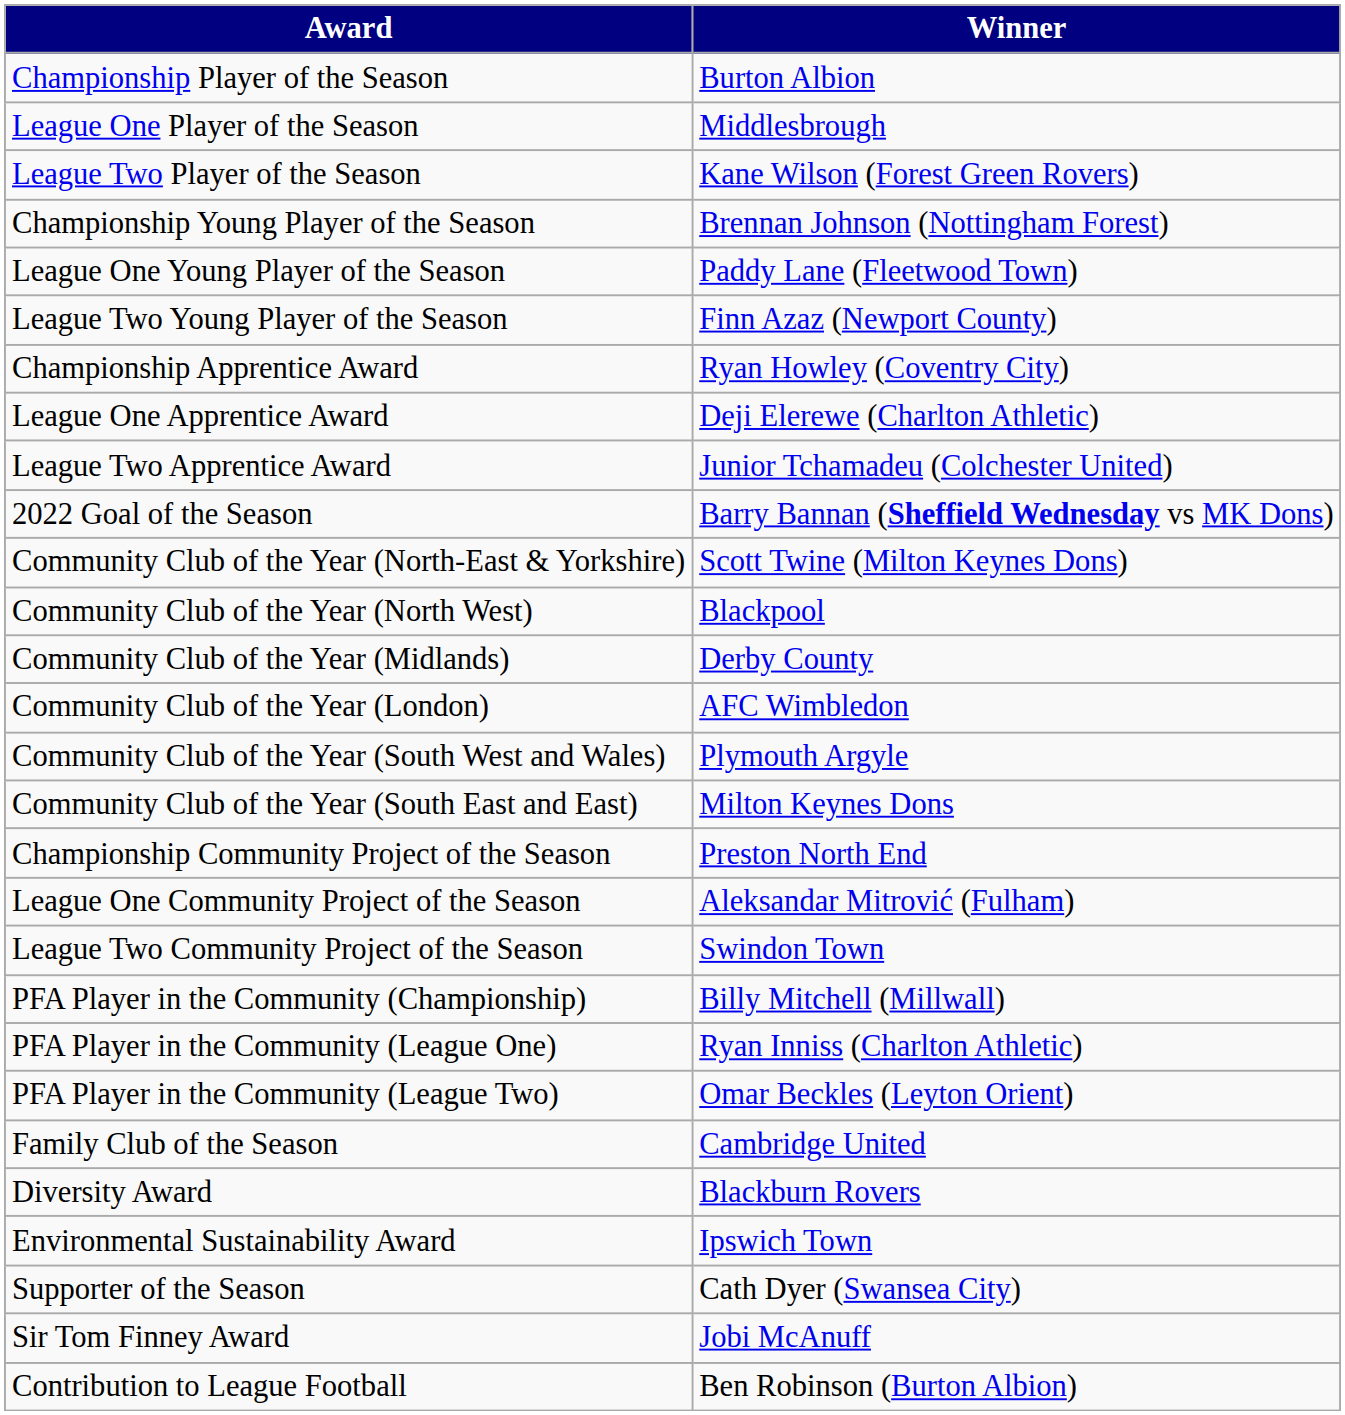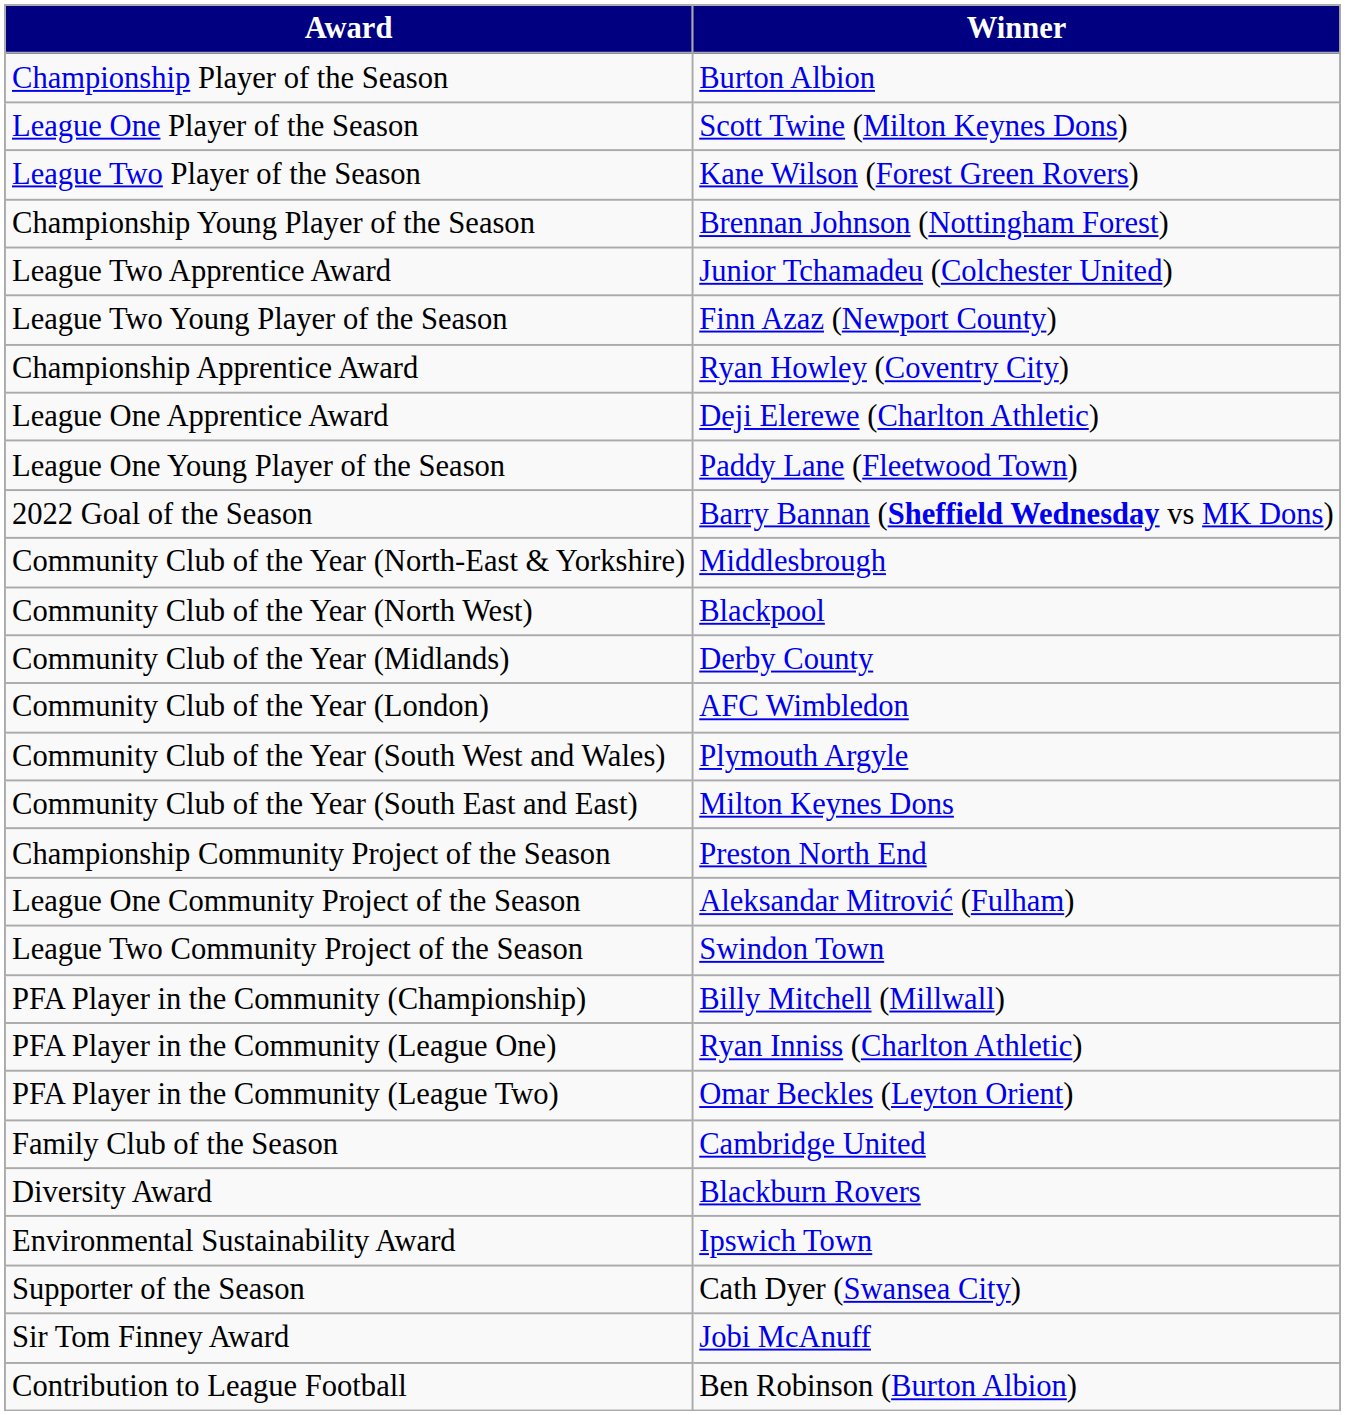(793, 125) Middlesbrough -> (913, 125) Scott Twine (Milton Keynes Dons)
rows swapped: (259, 271) <-> (201, 464)
(913, 561) Scott Twine (Milton Keynes Dons) -> (793, 561) Middlesbrough
